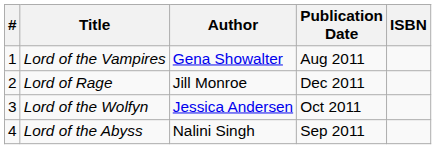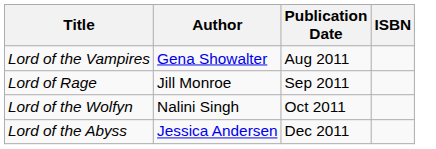- column: (12, 25)
(333, 82) Dec 2011 -> (317, 82) Sep 2011
(233, 107) Jessica Andersen -> (198, 107) Nalini Singh
(214, 131) Nalini Singh -> (217, 131) Jessica Andersen
(333, 131) Sep 2011 -> (317, 131) Dec 2011
